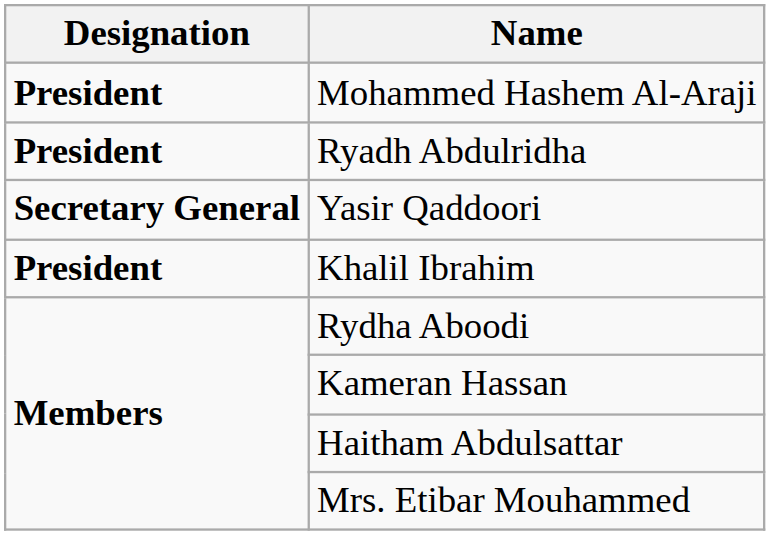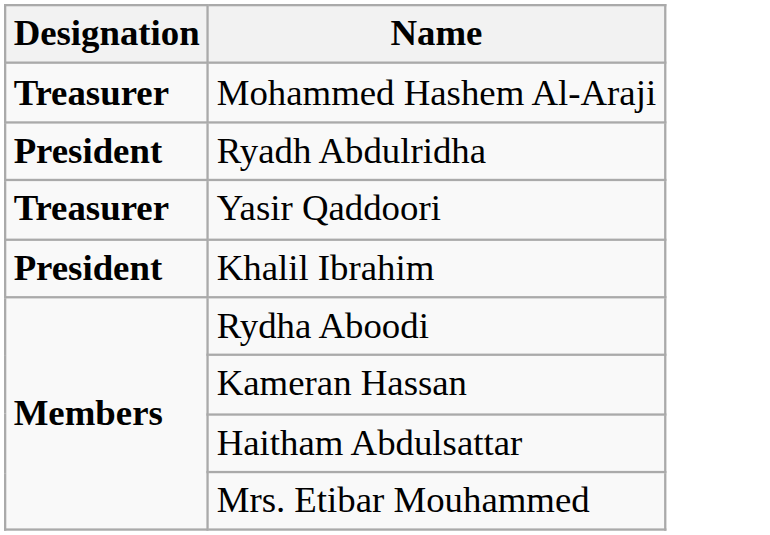(88, 92) President -> (91, 92) Treasurer
(157, 208) Secretary General -> (91, 208) Treasurer
